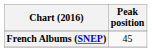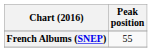(128, 39) 45 -> (128, 39) 55
